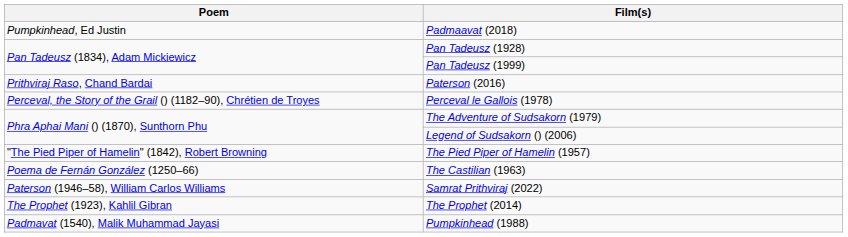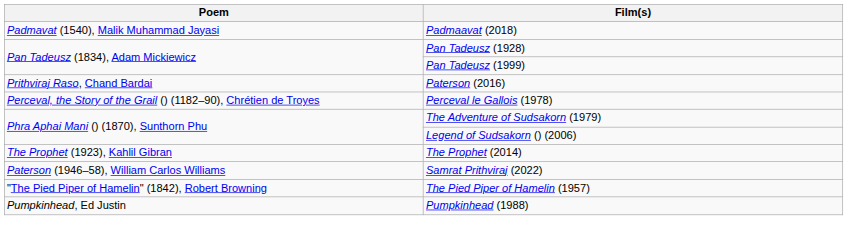(66, 30) Pumpkinhead, Ed Justin -> (113, 30) Padmavat (1540), Malik Muhammad Jayasi
rows swapped: (508, 153) <-> (474, 205)
- row: (476, 170)
(113, 223) Padmavat (1540), Malik Muhammad Jayasi -> (66, 205) Pumpkinhead, Ed Justin
